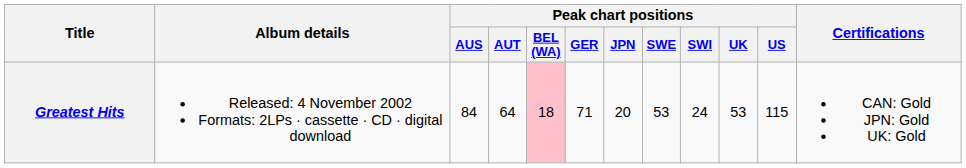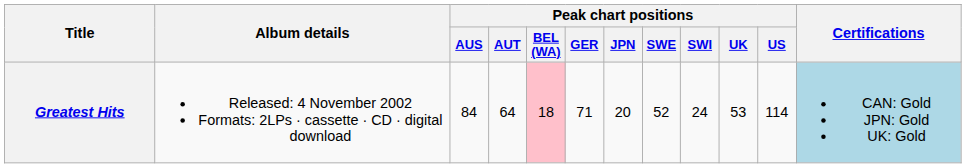(661, 112) 53 -> (661, 112) 52
(777, 112) 115 -> (777, 112) 114
(879, 120) no background -> (879, 120) lightblue background
